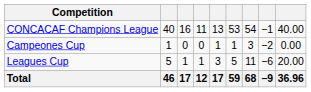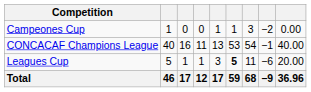rows swapped: (82, 29) <-> (46, 45)
(234, 62) normal -> (234, 62) bold
